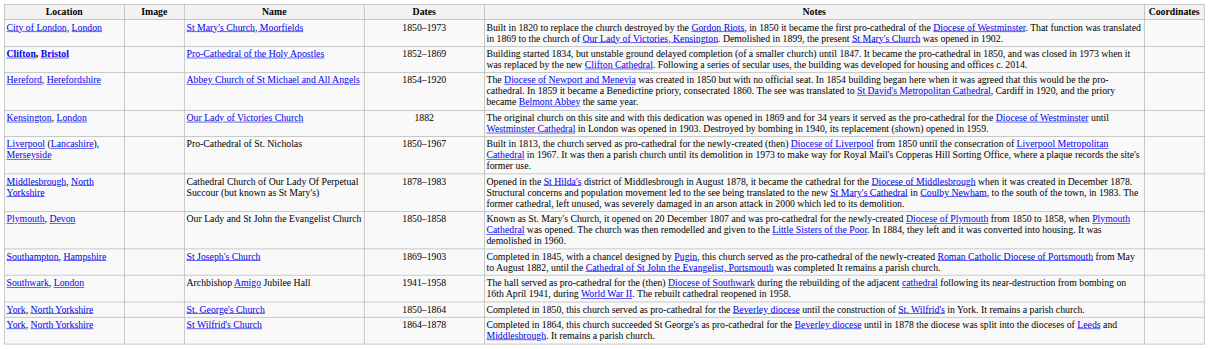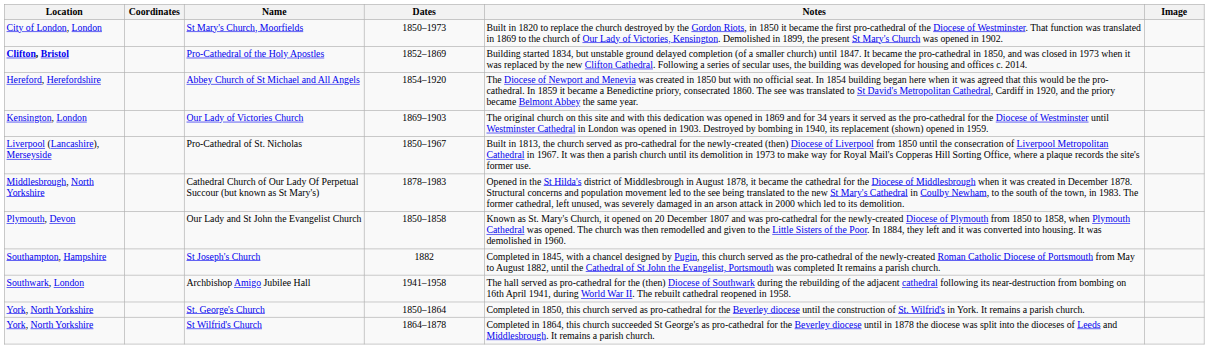columns swapped: (154, 12) <-> (1174, 12)
(424, 118) 1882 -> (424, 118) 1869–1903
(424, 256) 1869–1903 -> (424, 256) 1882
